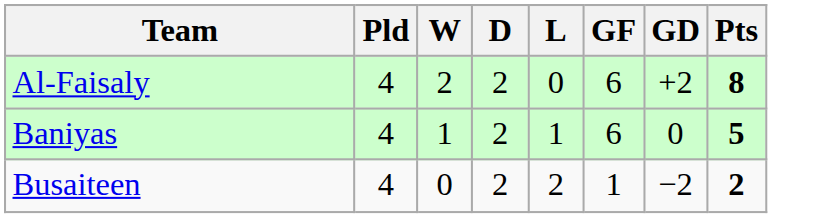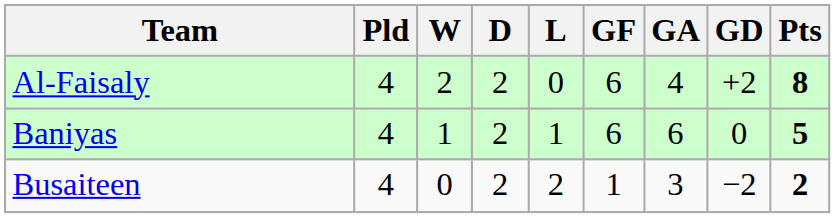+ column: (675, 30)
